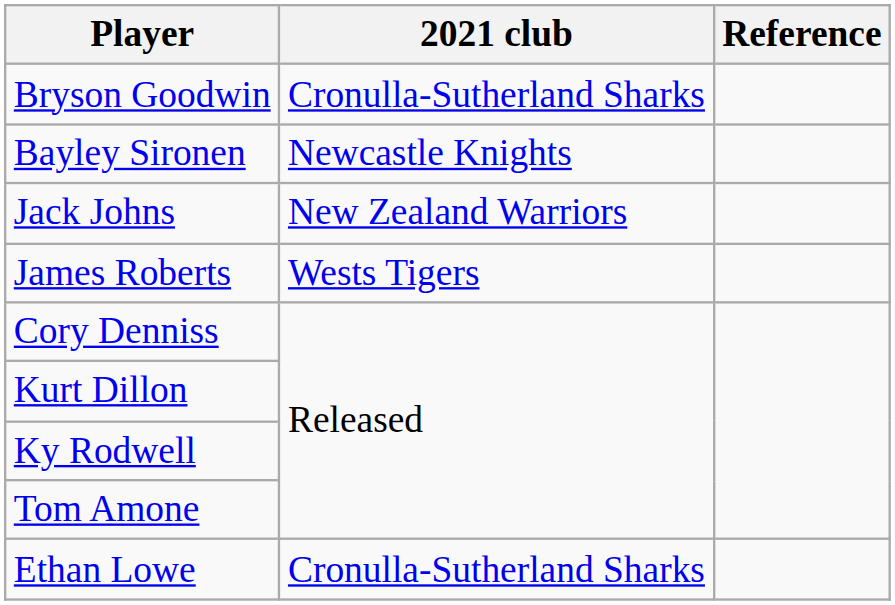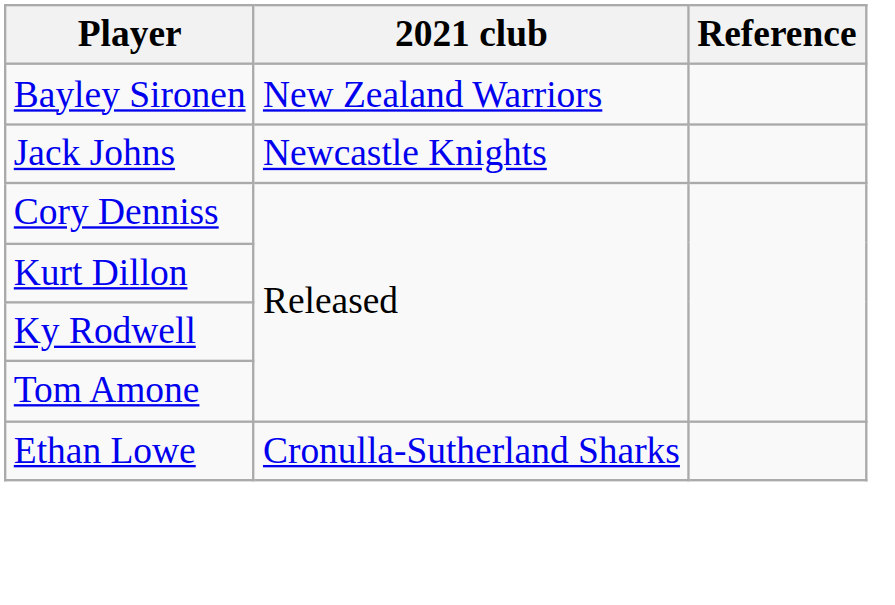- row: (142, 93)
(430, 152) Newcastle Knights -> (433, 93) New Zealand Warriors
(458, 212) New Zealand Warriors -> (405, 152) Newcastle Knights
- row: (122, 271)
